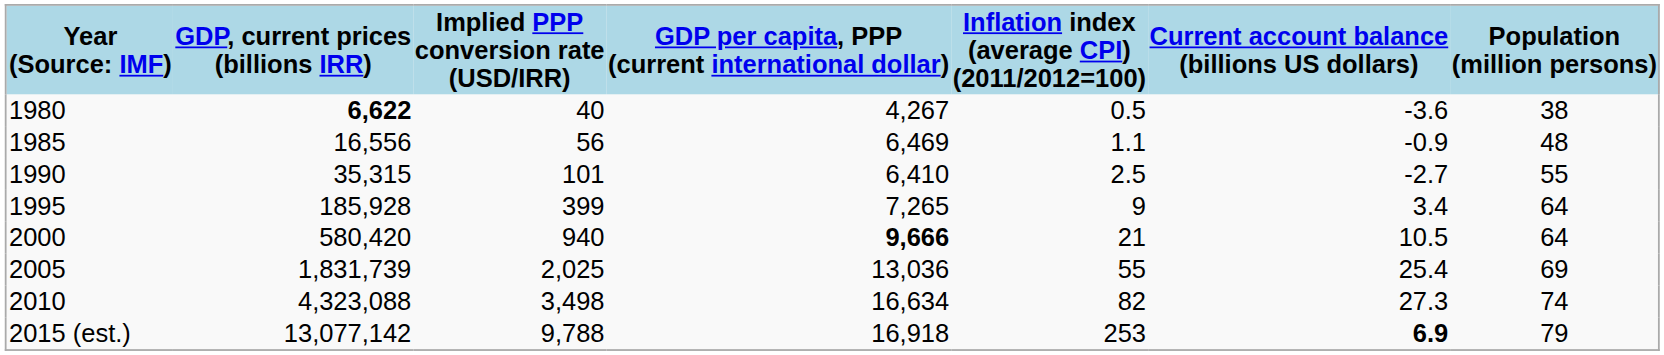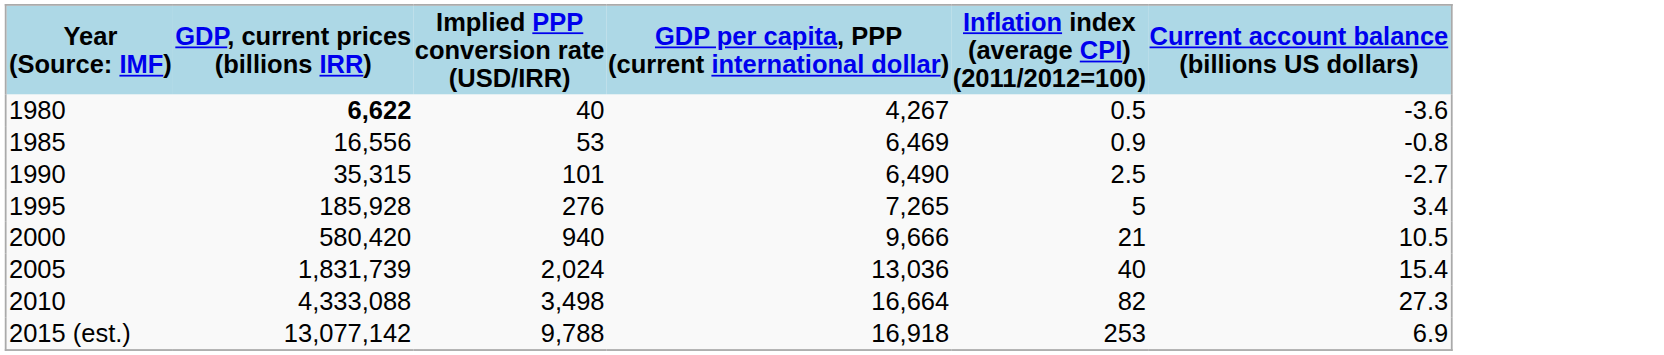- column: (1554, 50)
(590, 142) 56 -> (590, 142) 53
(1128, 142) 1.1 -> (1128, 142) 0.9
(1426, 142) -0.9 -> (1426, 142) -0.8
(917, 174) 6,410 -> (917, 174) 6,490
(583, 206) 399 -> (583, 206) 276
(1139, 206) 9 -> (1139, 206) 5
(917, 238) bold -> (917, 238) normal
(573, 270) 2,025 -> (573, 270) 2,024
(1132, 270) 55 -> (1132, 270) 40
(1423, 270) 25.4 -> (1423, 270) 15.4
(355, 302) 4,323,088 -> (355, 302) 4,333,088
(910, 302) 16,634 -> (910, 302) 16,664
(1431, 334) bold -> (1431, 334) normal
